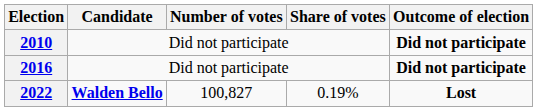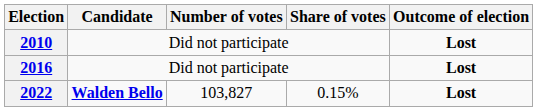(461, 42) Did not participate -> (461, 42) Lost
(461, 67) Did not participate -> (461, 67) Lost
(226, 93) 100,827 -> (226, 93) 103,827
(338, 93) 0.19% -> (338, 93) 0.15%
